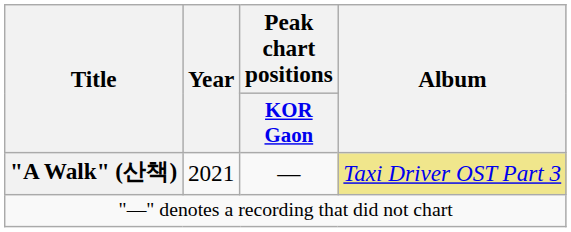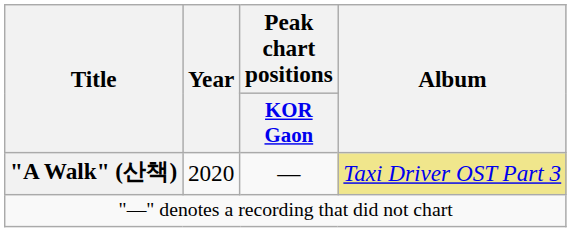(211, 173) 2021 -> (211, 173) 2020
